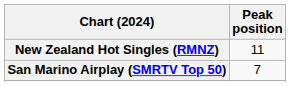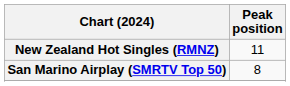(257, 70) 7 -> (257, 70) 8
